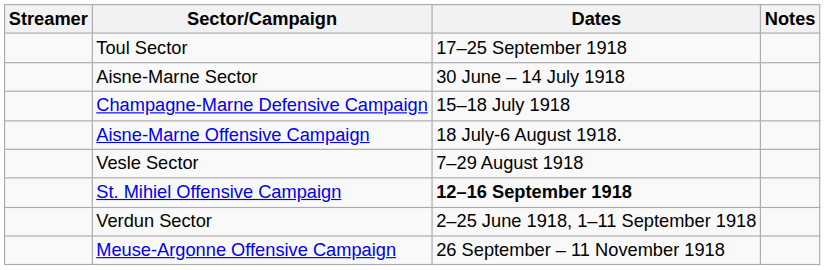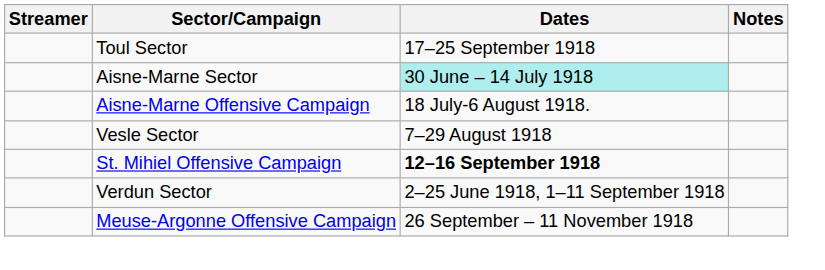(531, 76) no background -> (499, 76) paleturquoise background
- row: (262, 105)
